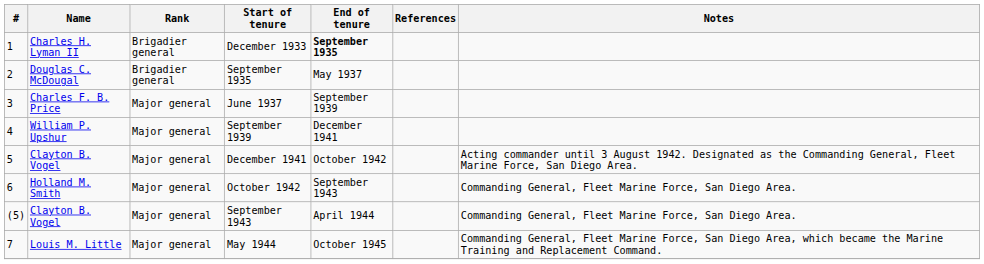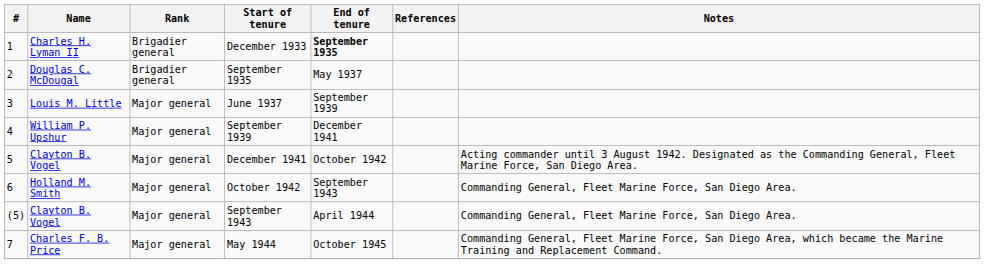(70, 103) Charles F. B. Price -> (76, 103) Louis M. Little
(76, 244) Louis M. Little -> (70, 244) Charles F. B. Price
